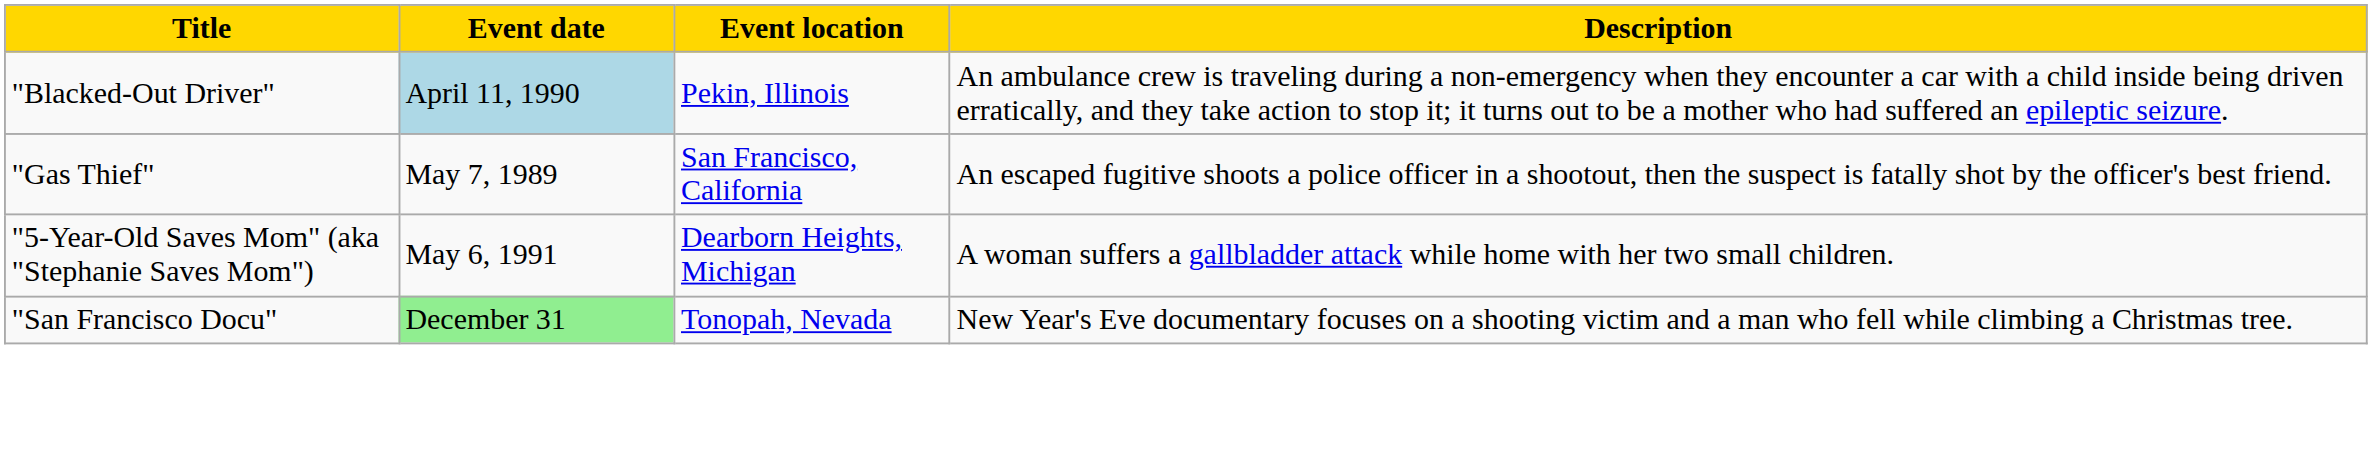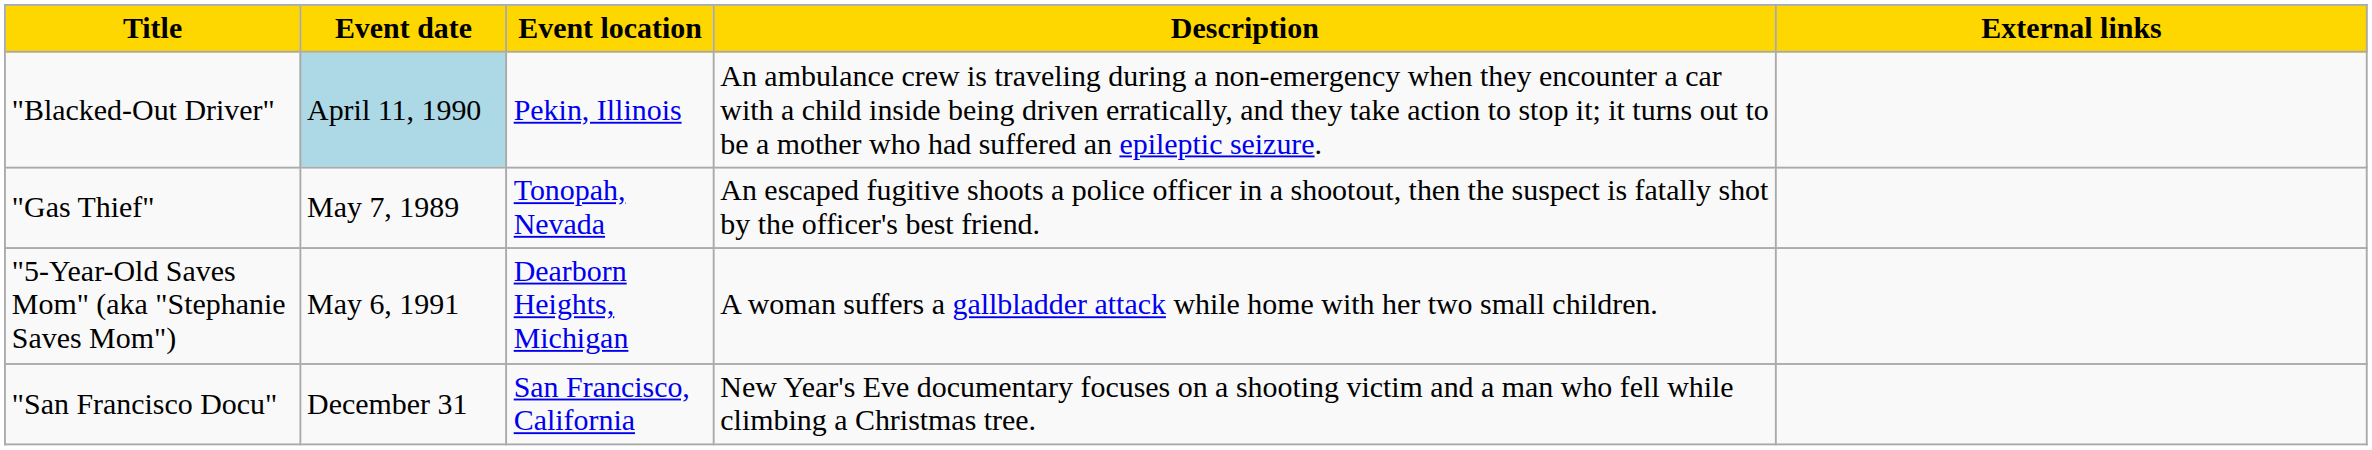+ column: (2071, 28)
(769, 173) San Francisco, California -> (570, 207) Tonopah, Nevada
(486, 319) lightgreen background -> (387, 403) no background
(786, 319) Tonopah, Nevada -> (602, 403) San Francisco, California
